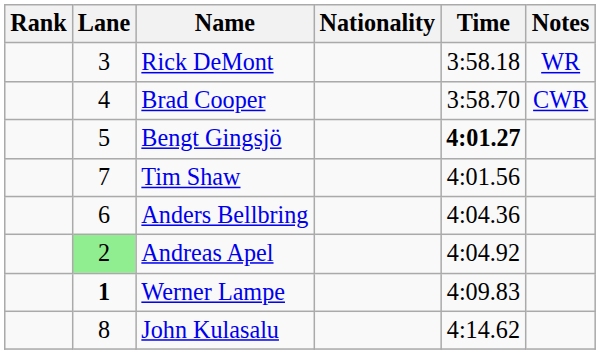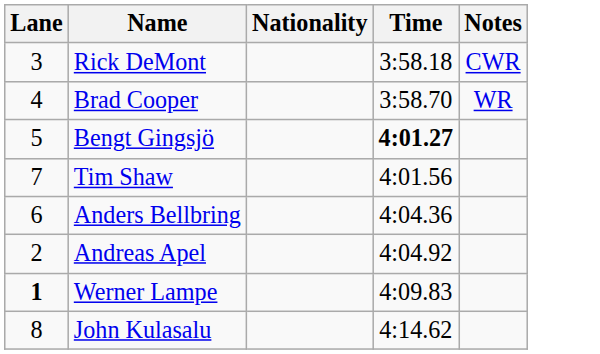- column: (39, 23)
(561, 61) WR -> (493, 61) CWR
(561, 100) CWR -> (493, 100) WR
(104, 253) lightgreen background -> (36, 253) no background
